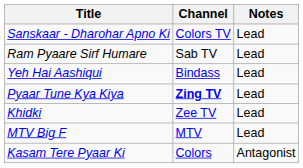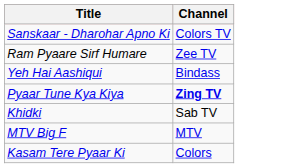- column: (266, 14)
(196, 53) Sab TV -> (196, 53) Zee TV
(196, 113) Zee TV -> (196, 113) Sab TV
